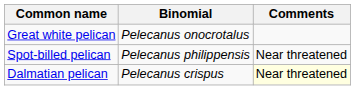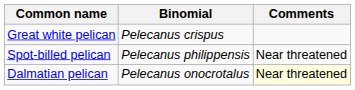(185, 34) Pelecanus onocrotalus -> (173, 34) Pelecanus crispus
(173, 74) Pelecanus crispus -> (185, 74) Pelecanus onocrotalus
